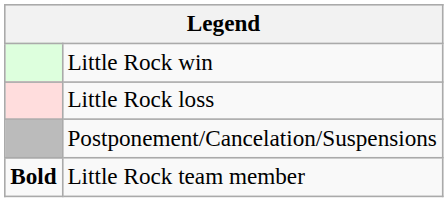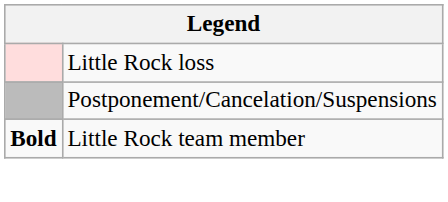- row: (140, 62)
